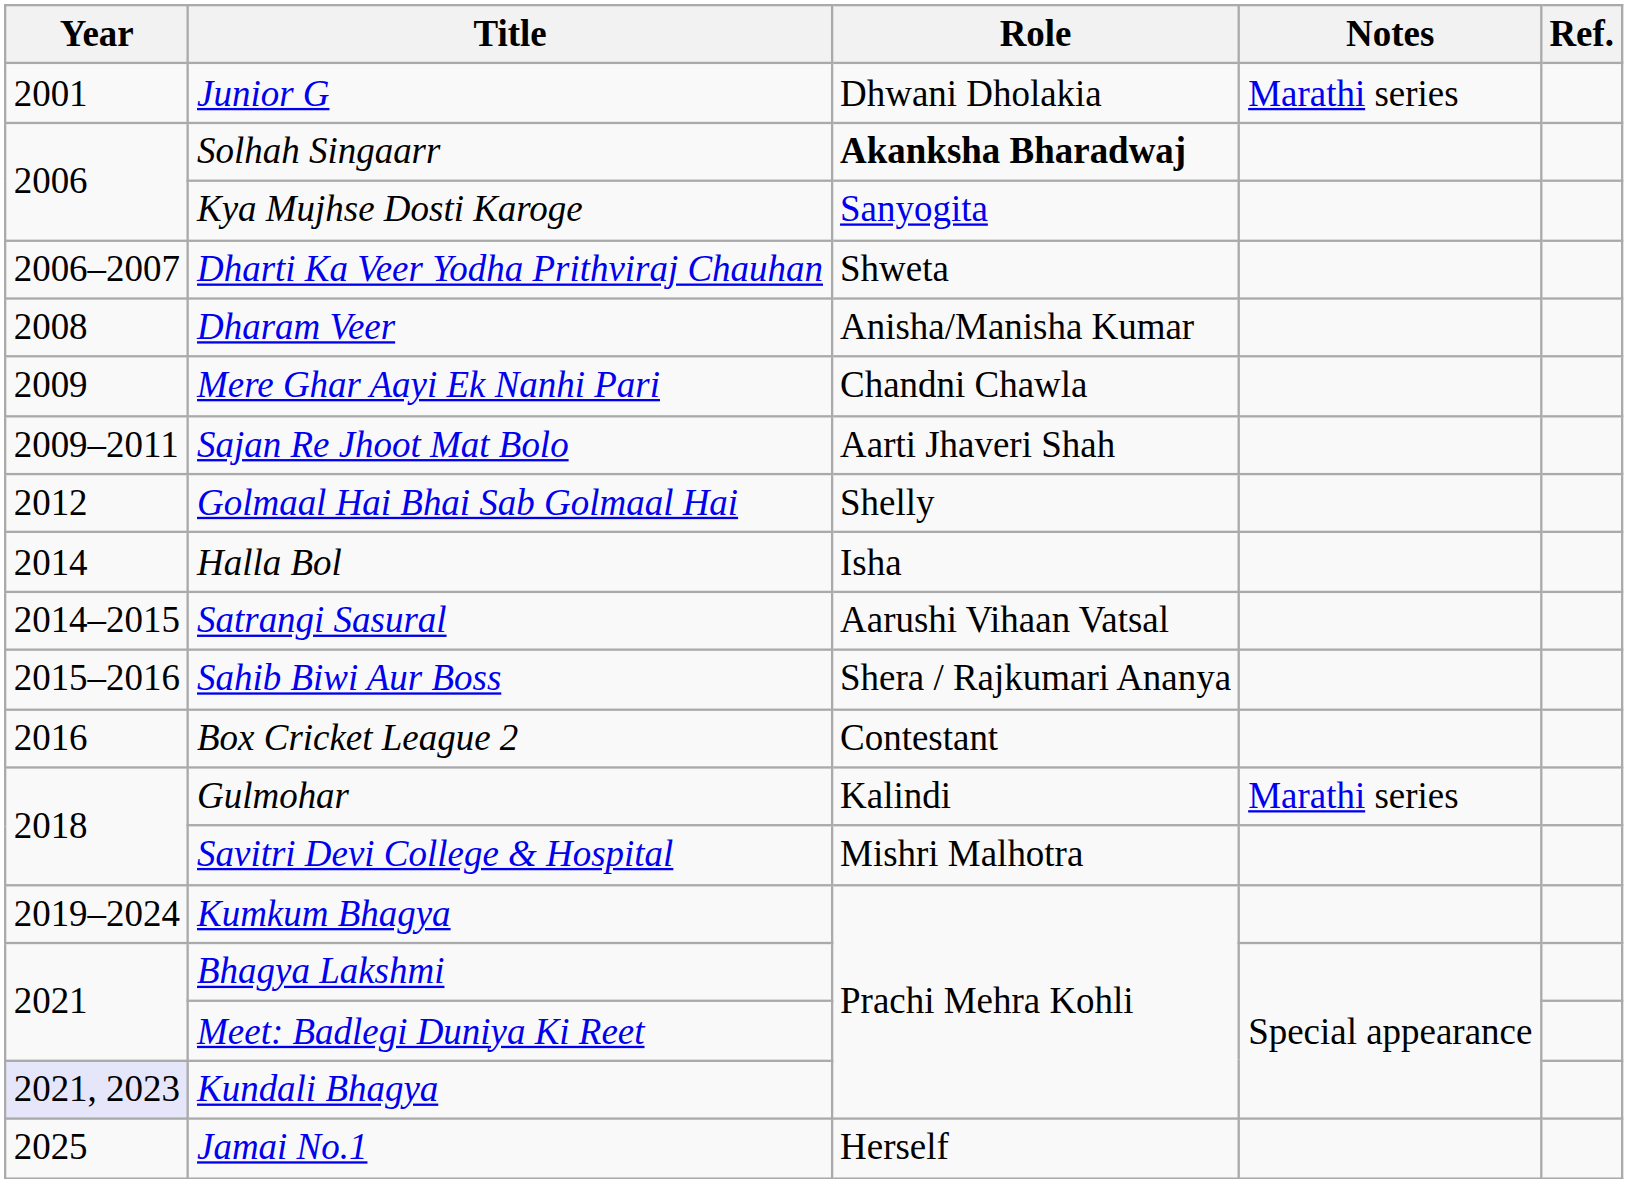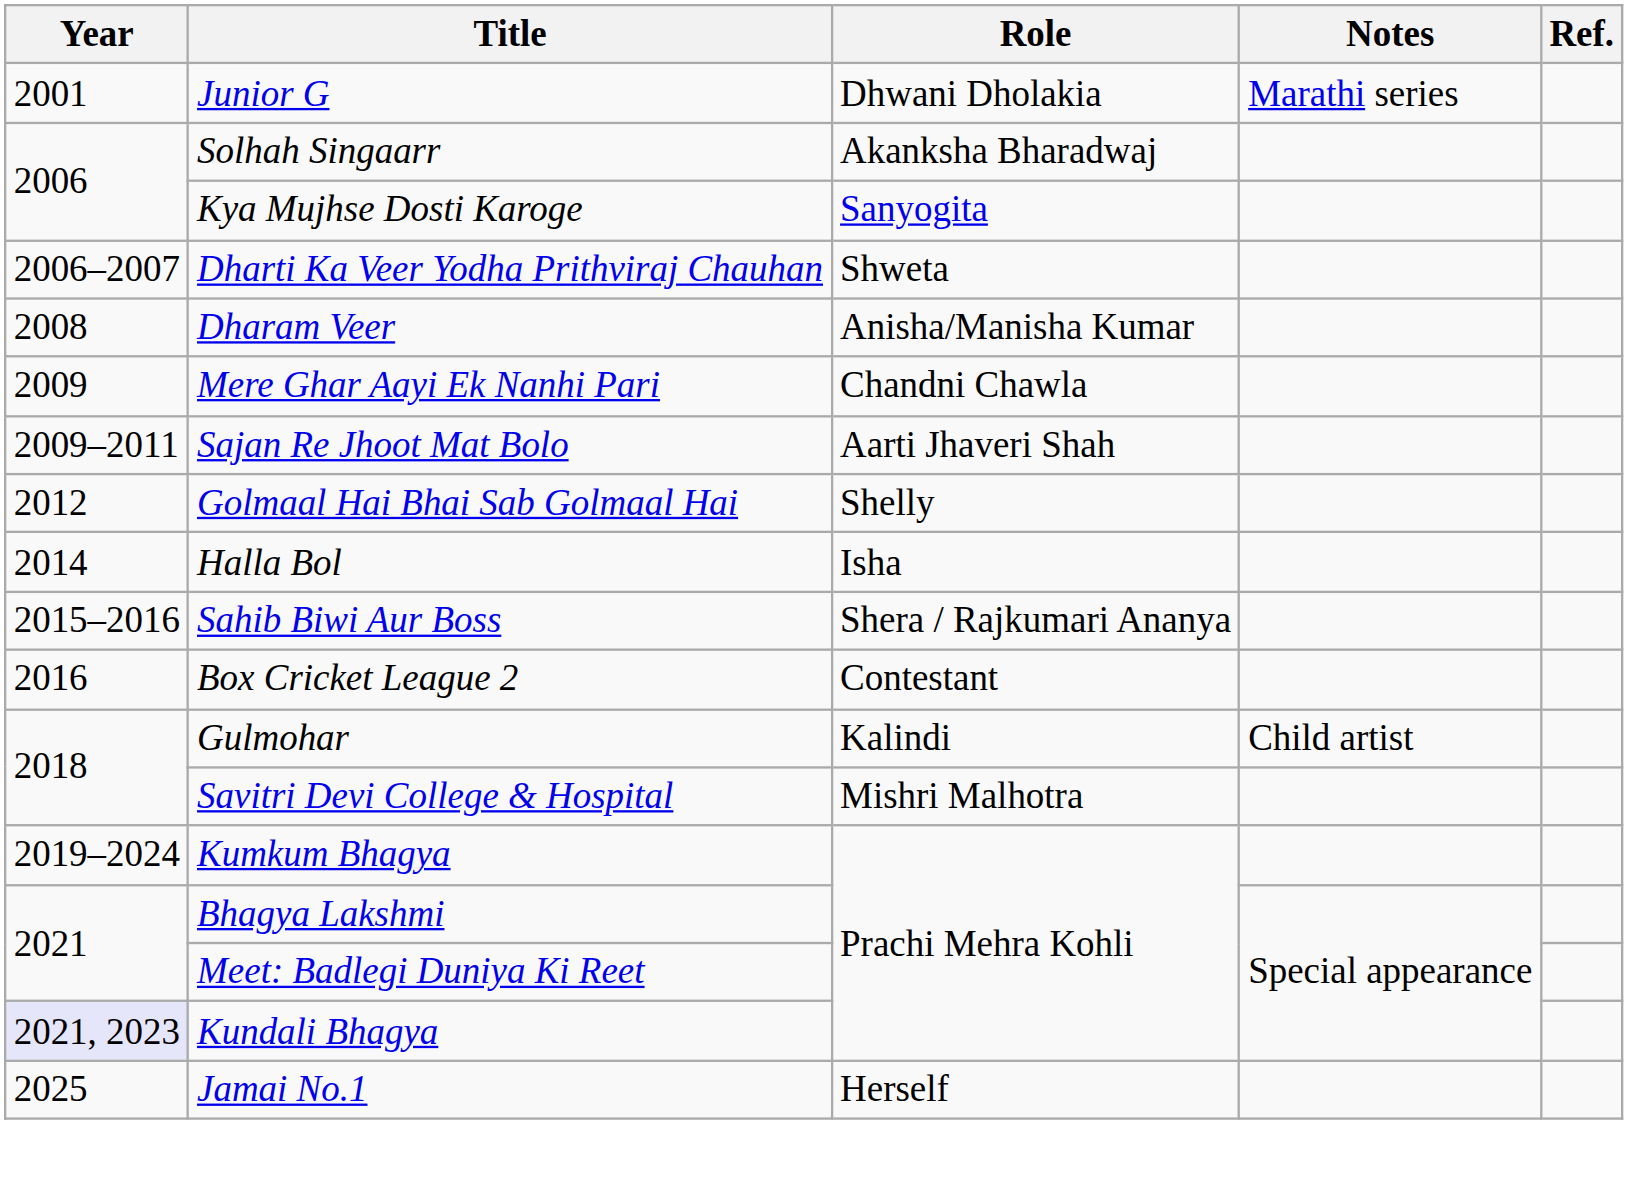(1013, 151) bold -> (999, 151) normal
- row: (322, 619)
(1353, 795) Marathi series -> (1331, 737) Child artist
